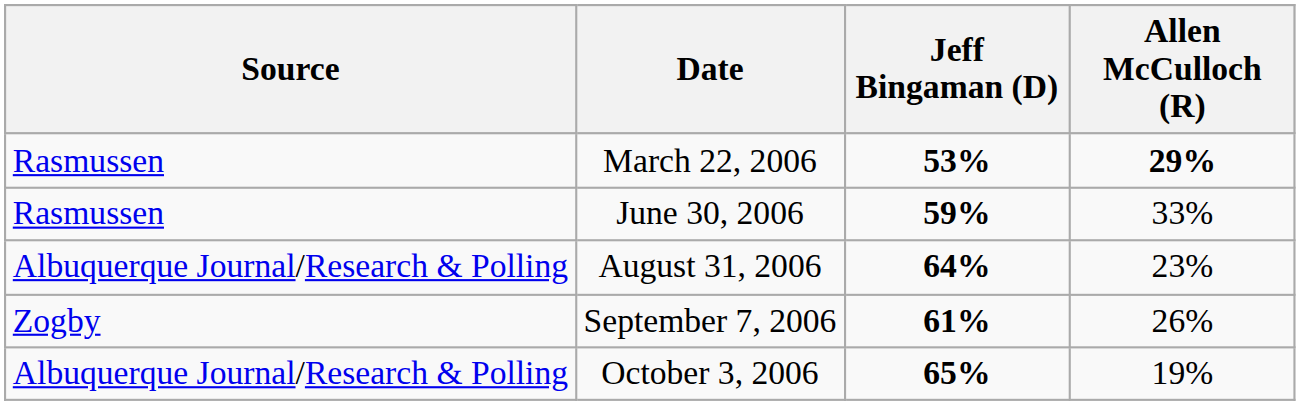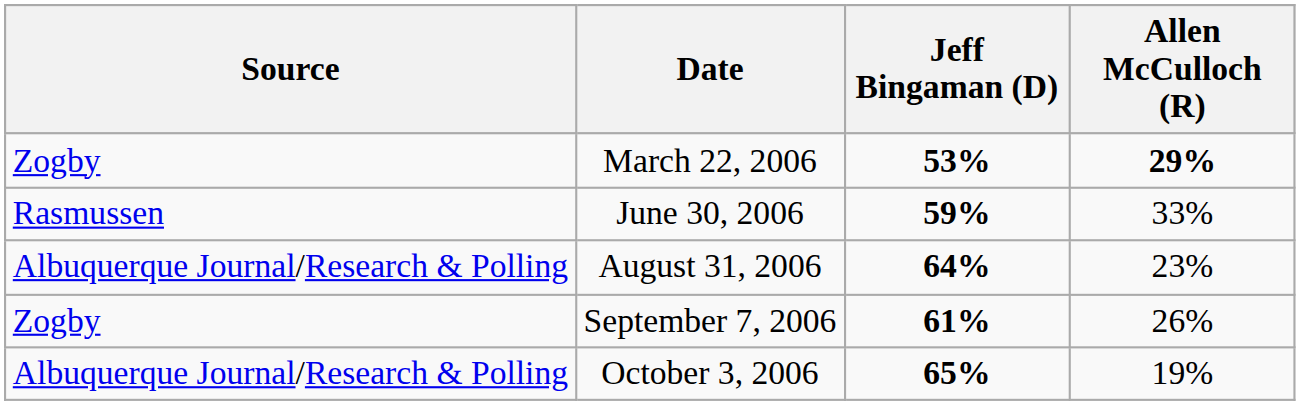(88, 160) Rasmussen -> (57, 160) Zogby
